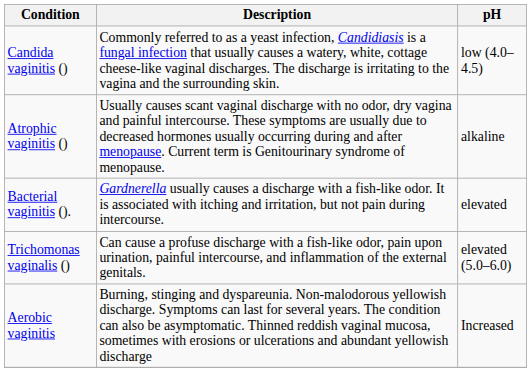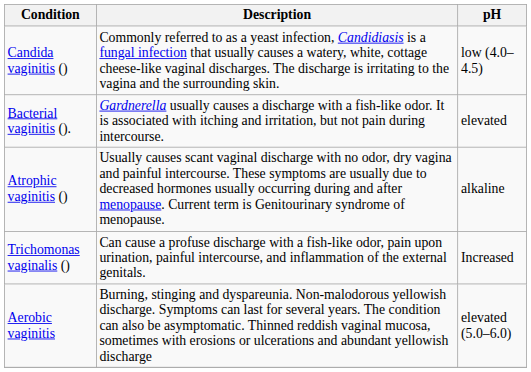rows swapped: (38, 136) <-> (39, 204)
(486, 257) elevated (5.0–6.0) -> (487, 257) Increased
(487, 325) Increased -> (486, 325) elevated (5.0–6.0)
